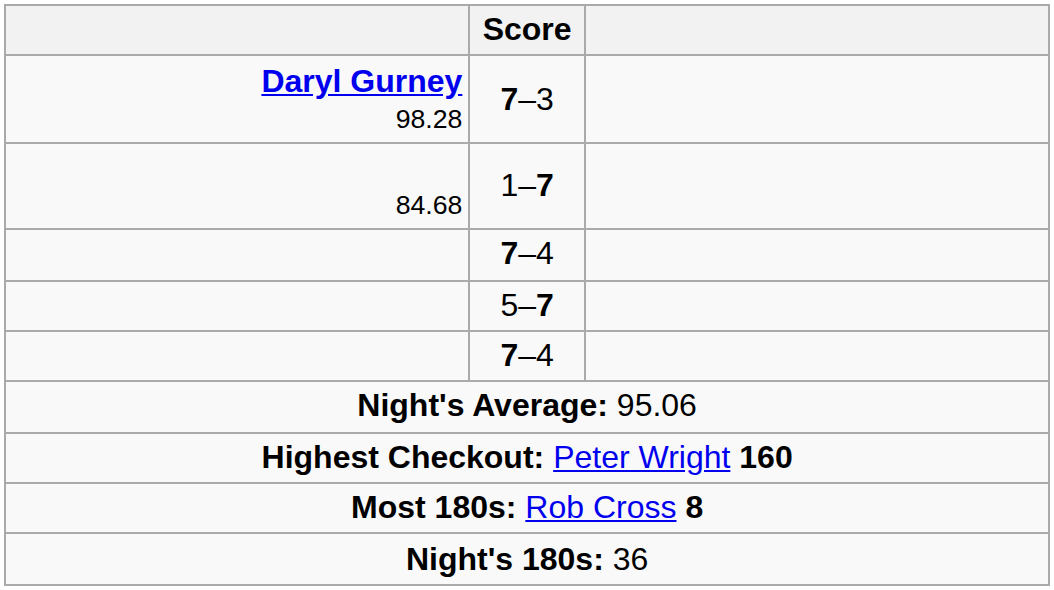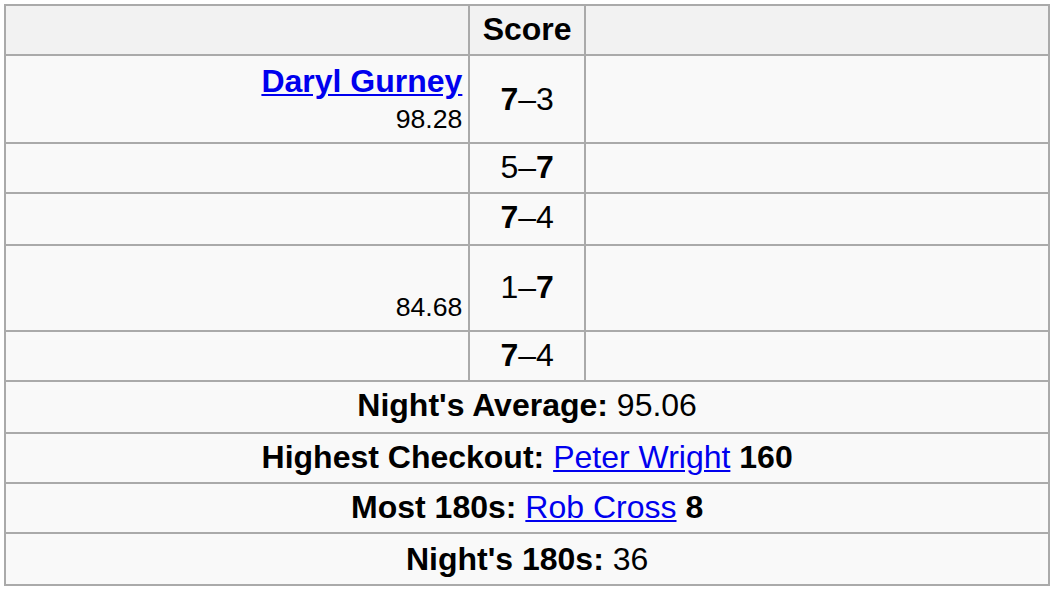rows swapped: (237, 305) <-> (429, 205)
